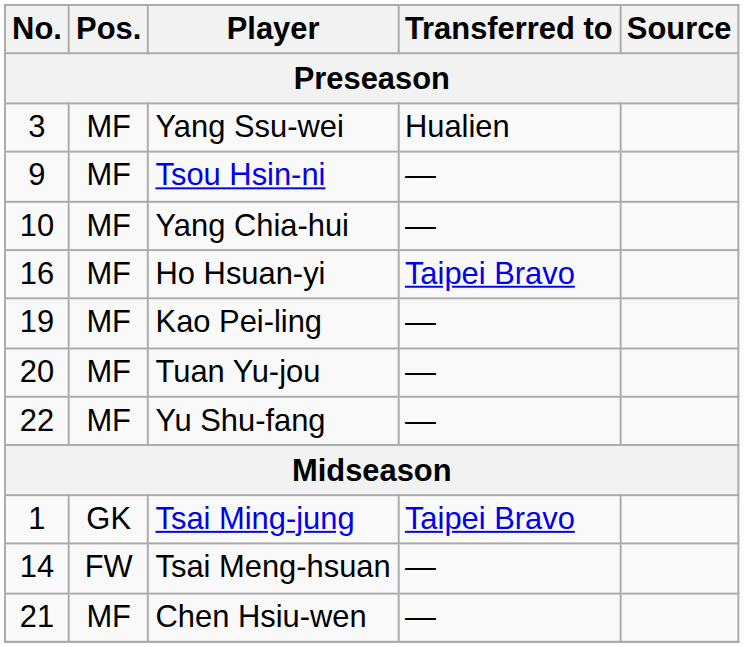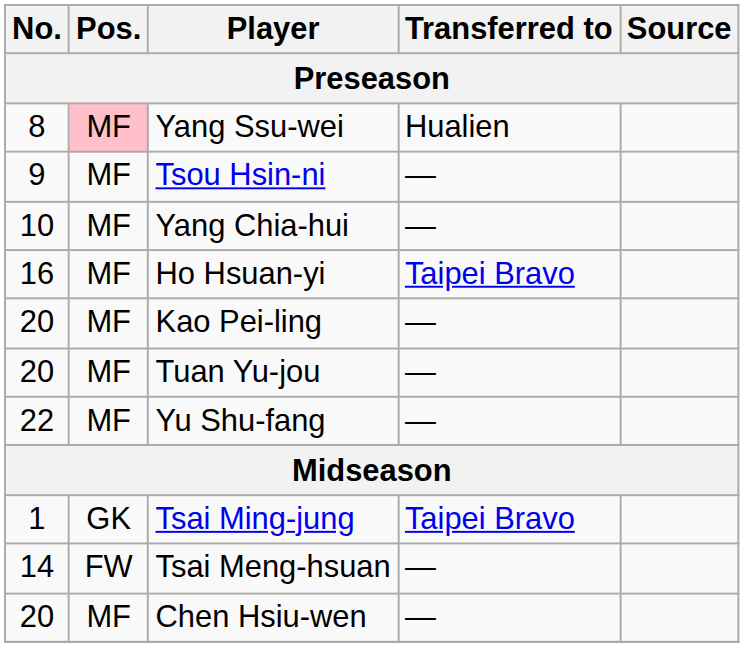(37, 126) 3 -> (37, 126) 8
(109, 126) no background -> (109, 126) pink background
(37, 322) 19 -> (37, 322) 20
(37, 616) 21 -> (37, 616) 20
